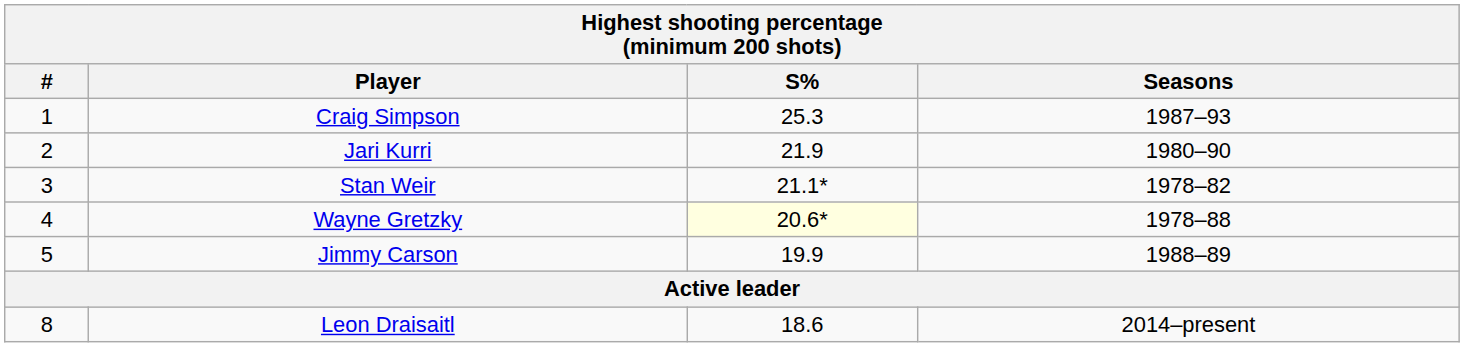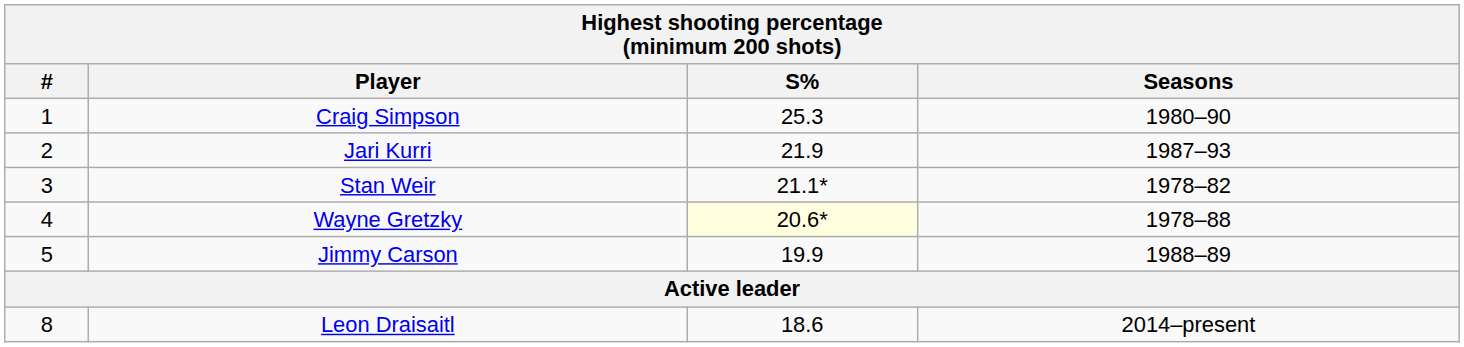(1188, 116) 1987–93 -> (1188, 116) 1980–90
(1188, 151) 1980–90 -> (1188, 151) 1987–93
